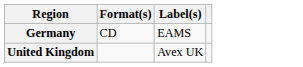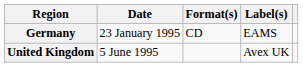+ column: (140, 14)
